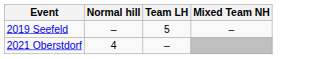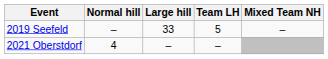+ column: (168, 12)
